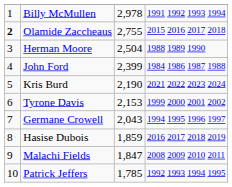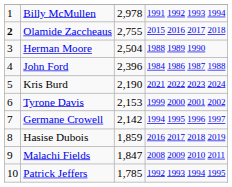(130, 66) 2,399 -> (130, 66) 2,396
(130, 119) 2,043 -> (130, 119) 2,142
